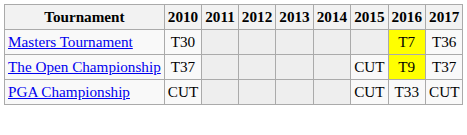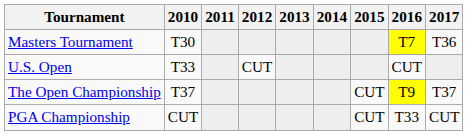+ row: (40, 67)
